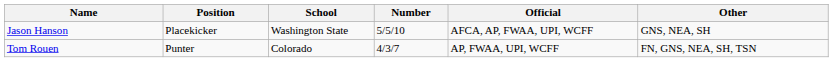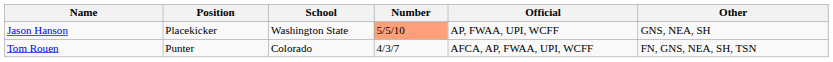(391, 30) no background -> (391, 30) lightsalmon background
(522, 30) AFCA, AP, FWAA, UPI, WCFF -> (505, 30) AP, FWAA, UPI, WCFF
(505, 48) AP, FWAA, UPI, WCFF -> (522, 48) AFCA, AP, FWAA, UPI, WCFF
